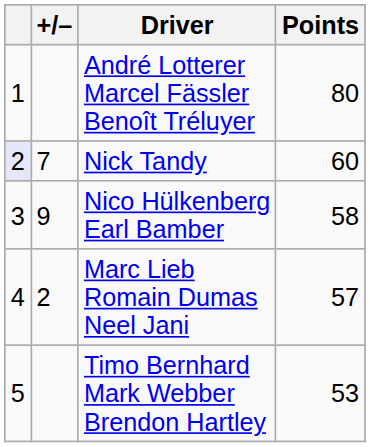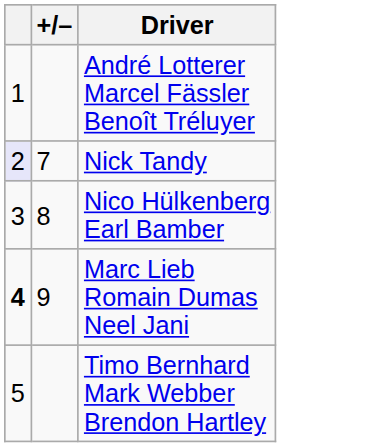- column: (321, 25)
(43, 215) 9 -> (43, 215) 8
(18, 298) normal -> (18, 298) bold
(43, 298) 2 -> (43, 298) 9
